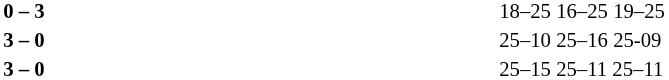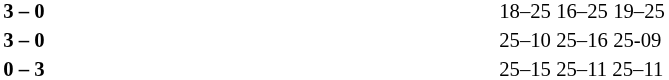(24, 11) 0 – 3 -> (24, 11) 3 – 0
(24, 68) 3 – 0 -> (24, 68) 0 – 3
